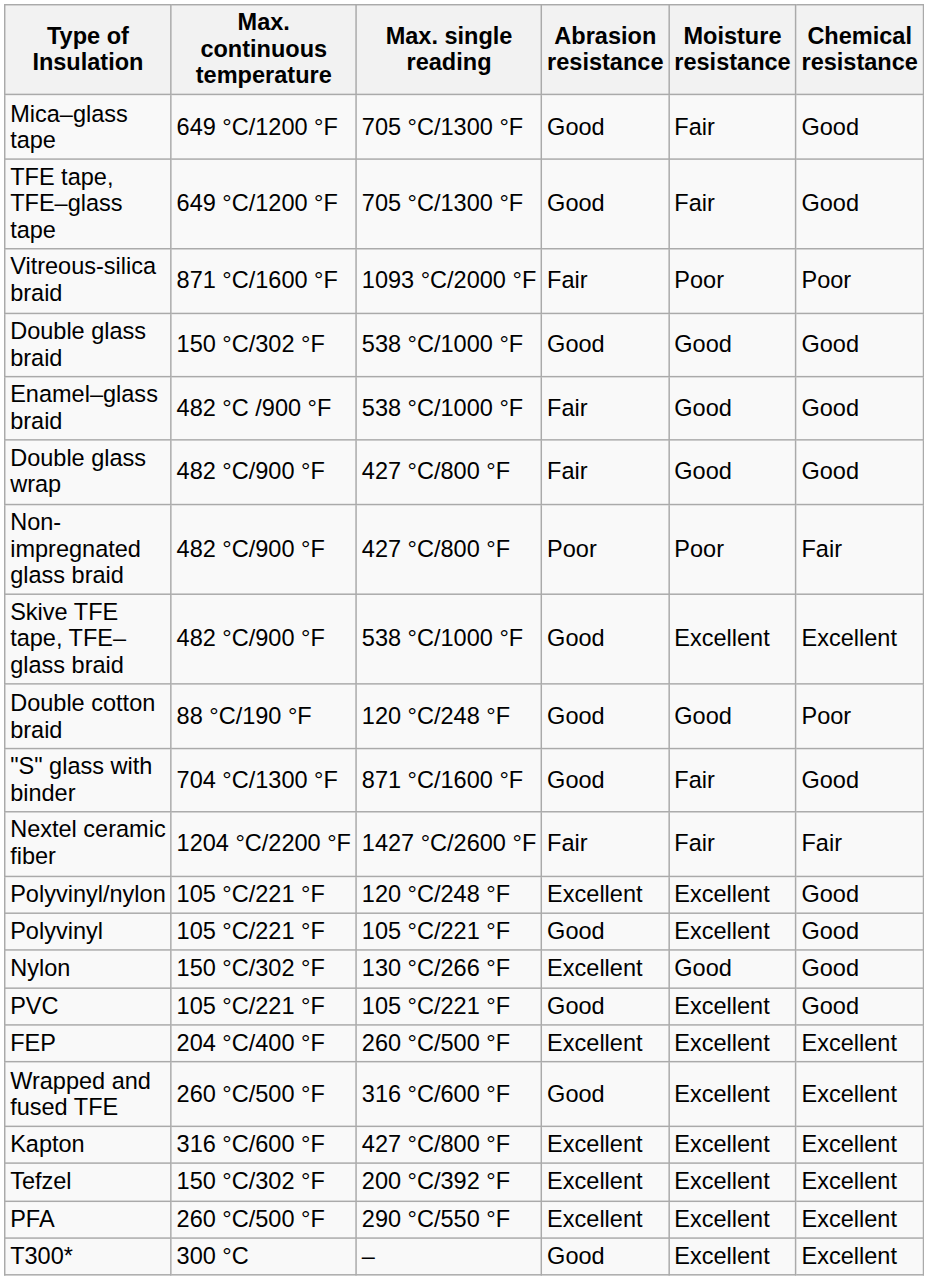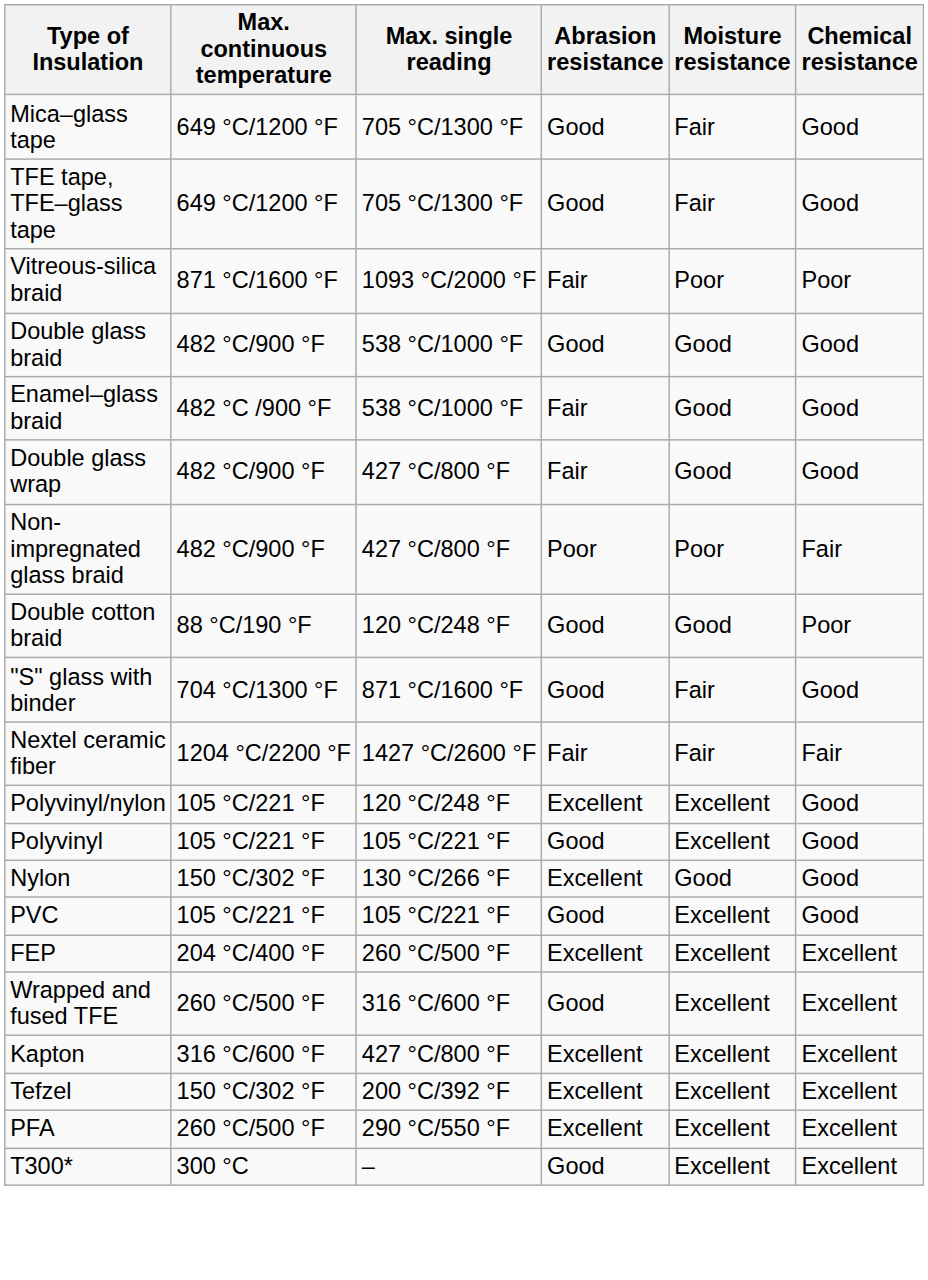(251, 344) 150 °C/302 °F -> (251, 344) 482 °C/900 °F
- row: (68, 639)
